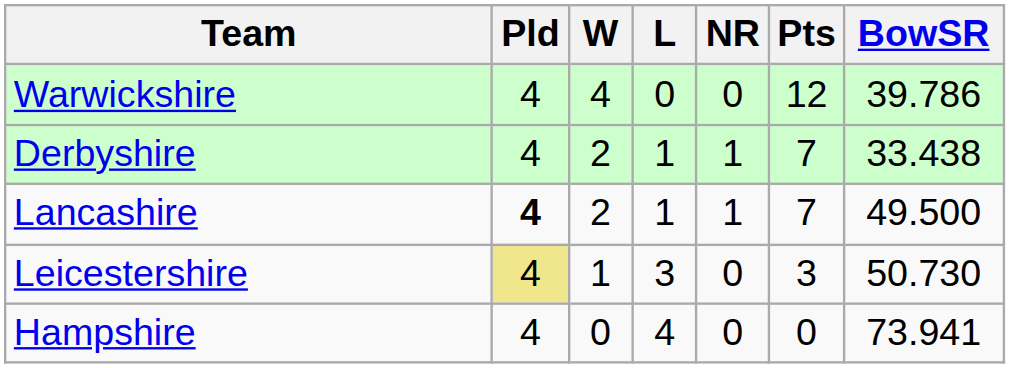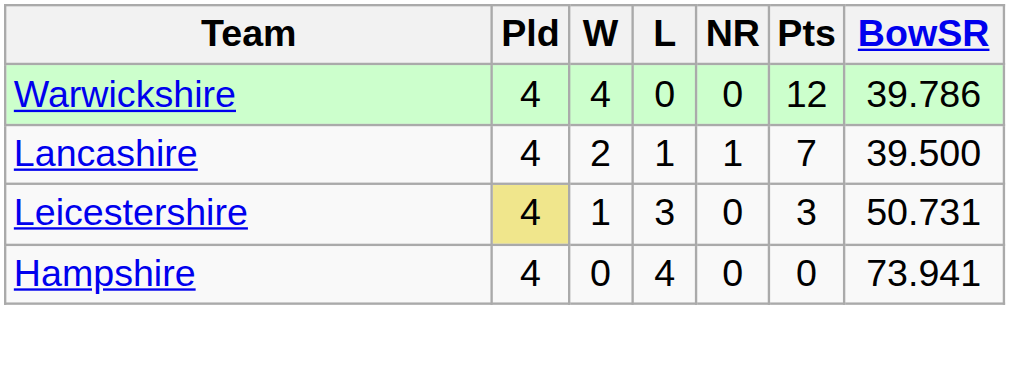- row: (105, 153)
(530, 213) bold -> (530, 153) normal
(924, 213) 49.500 -> (924, 153) 39.500
(924, 272) 50.730 -> (924, 213) 50.731
